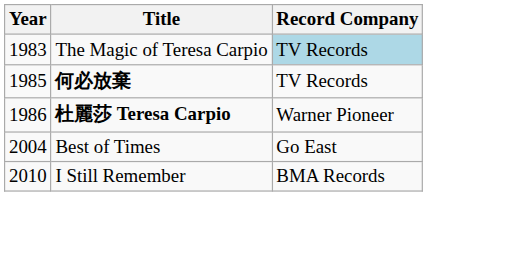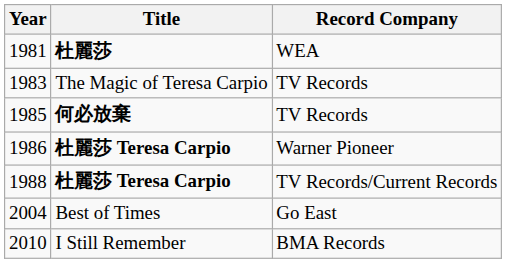+ row: (28, 51)
(322, 49) lightblue background -> (322, 82) no background
+ row: (28, 181)
